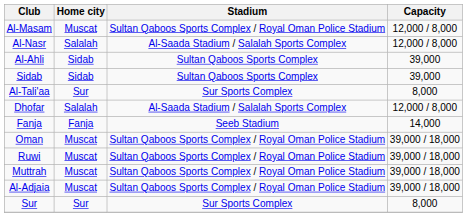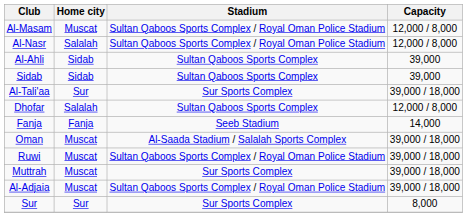(247, 44) Al-Saada Stadium / Salalah Sports Complex -> (247, 44) Sultan Qaboos Sports Complex / Royal Oman Police Stadium
(425, 92) 8,000 -> (425, 92) 39,000 / 18,000
(247, 108) Al-Saada Stadium / Salalah Sports Complex -> (247, 108) Sultan Qaboos Sports Complex
(247, 140) Sultan Qaboos Sports Complex / Royal Oman Police Stadium -> (247, 140) Al-Saada Stadium / Salalah Sports Complex
(247, 172) Sultan Qaboos Sports Complex / Royal Oman Police Stadium -> (247, 172) Sur Sports Complex
